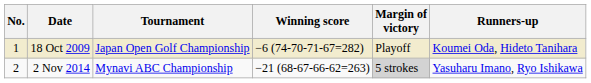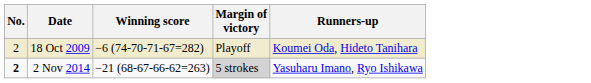- column: (172, 21)
(16, 48) 1 -> (16, 48) 2
(16, 68) normal -> (16, 68) bold
